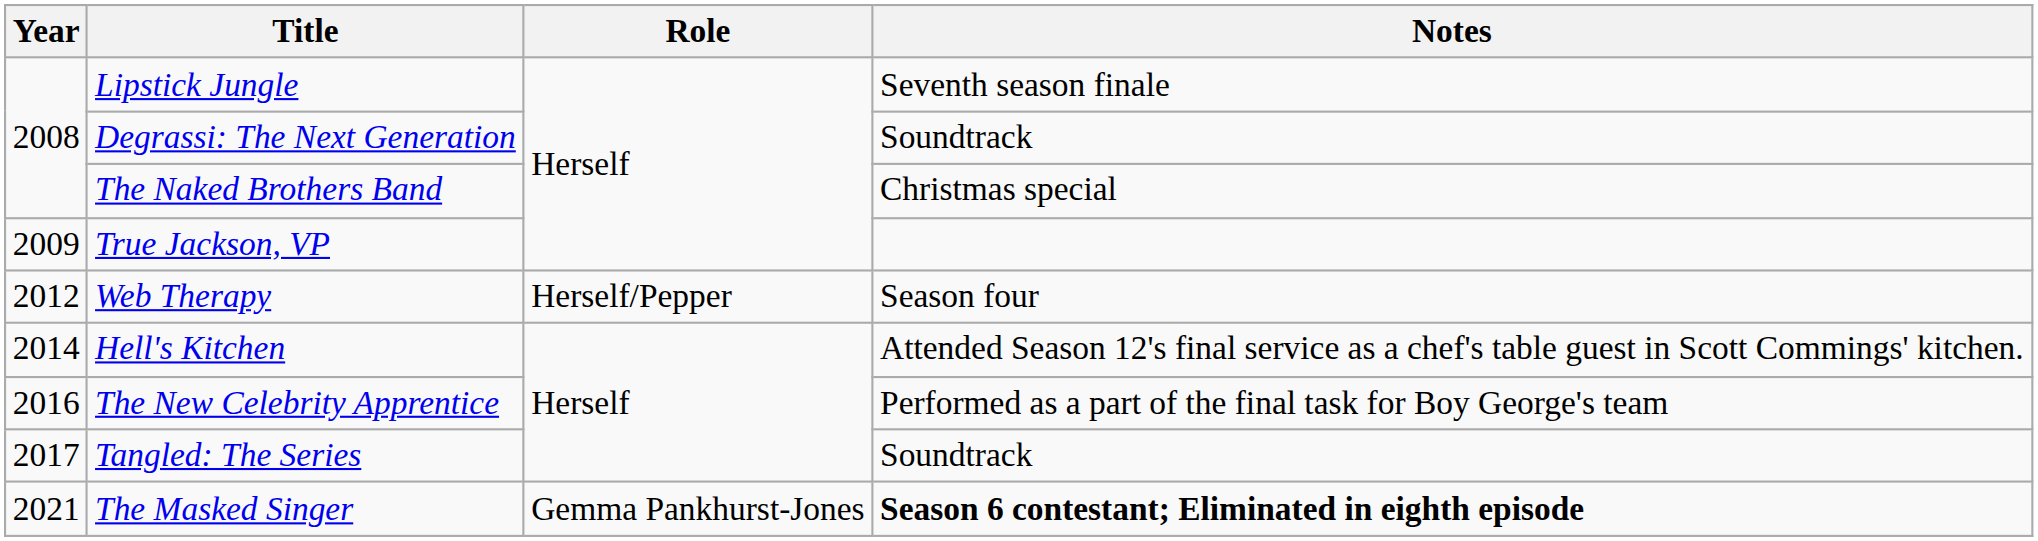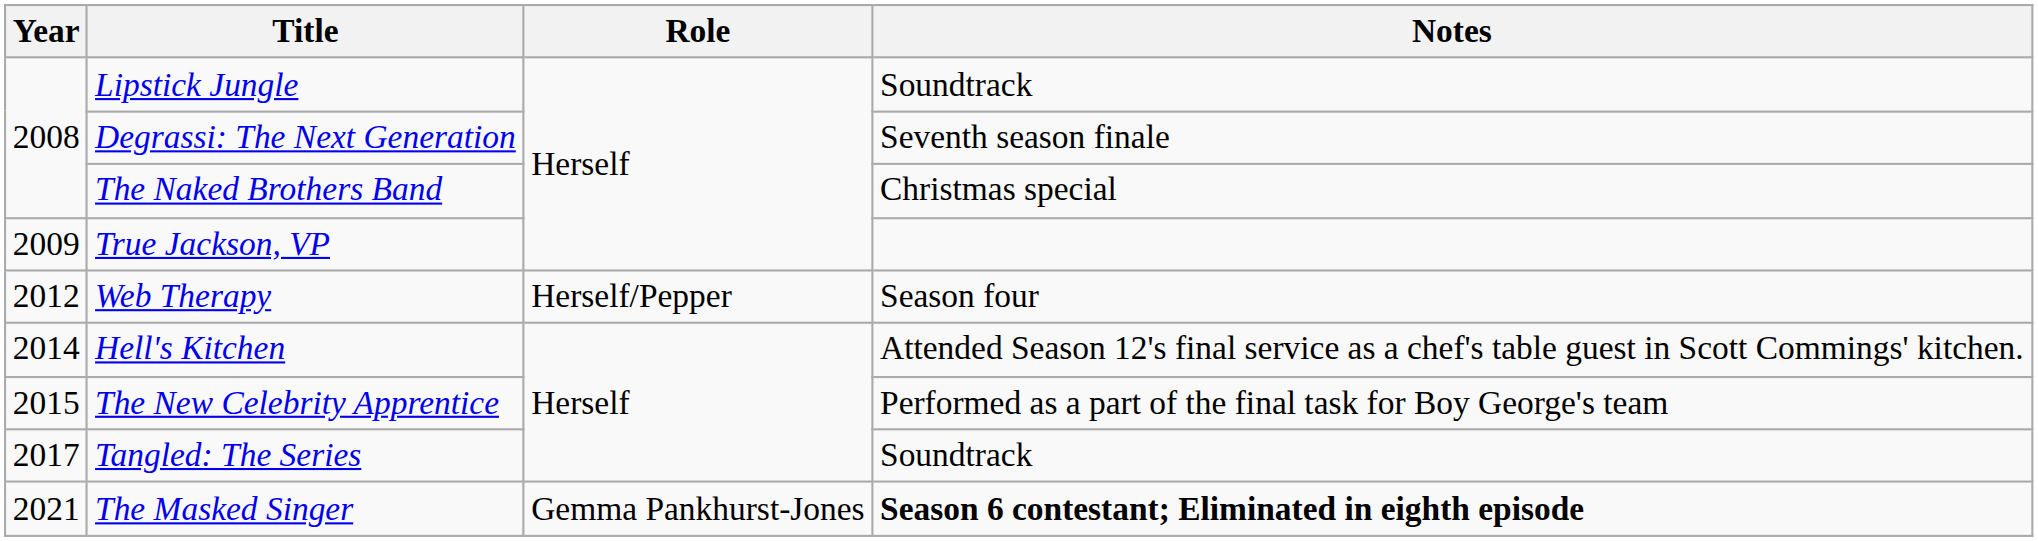(1025, 84) Seventh season finale -> (956, 84) Soundtrack
(956, 137) Soundtrack -> (1025, 137) Seventh season finale
(46, 402) 2016 -> (46, 402) 2015
